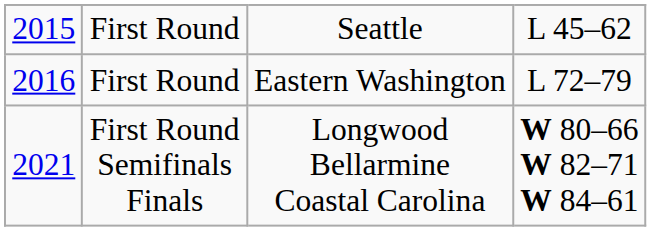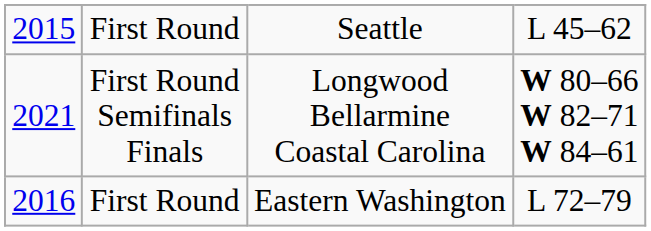rows swapped: (165, 79) <-> (165, 164)
